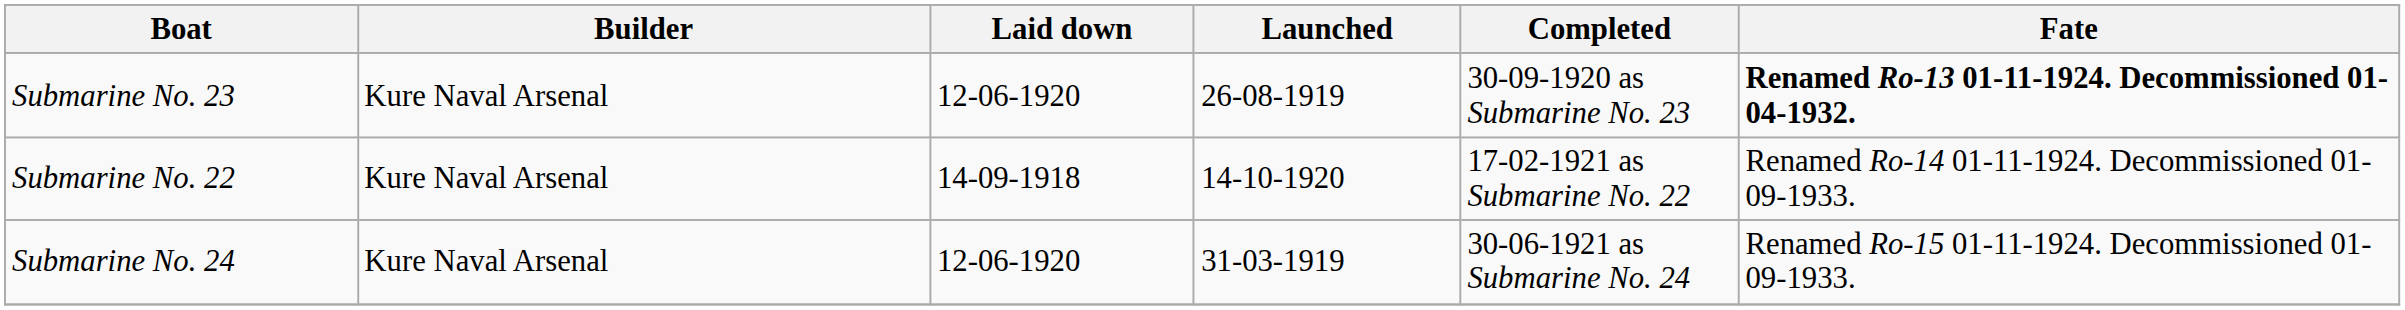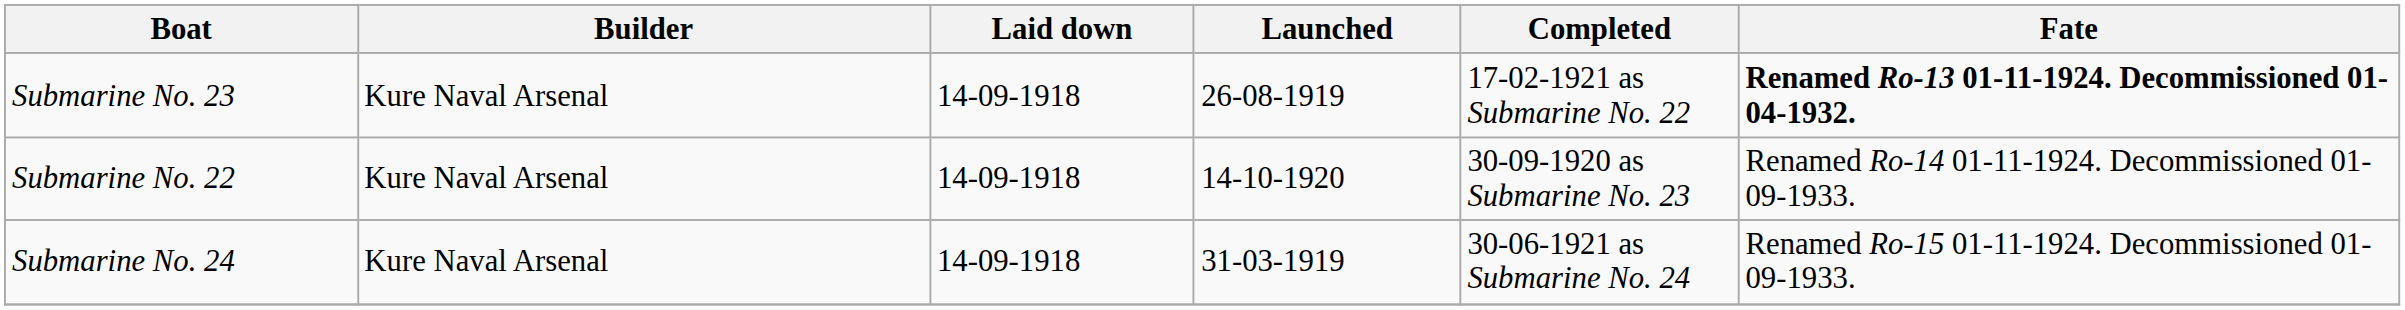(1009, 94) 12-06-1920 -> (1009, 94) 14-09-1918
(1579, 94) 30-09-1920 as Submarine No. 23 -> (1579, 94) 17-02-1921 as Submarine No. 22
(1579, 178) 17-02-1921 as Submarine No. 22 -> (1579, 178) 30-09-1920 as Submarine No. 23
(1009, 261) 12-06-1920 -> (1009, 261) 14-09-1918
